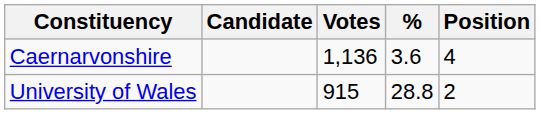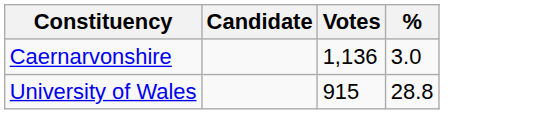- column: (487, 21)
(406, 56) 3.6 -> (406, 56) 3.0
